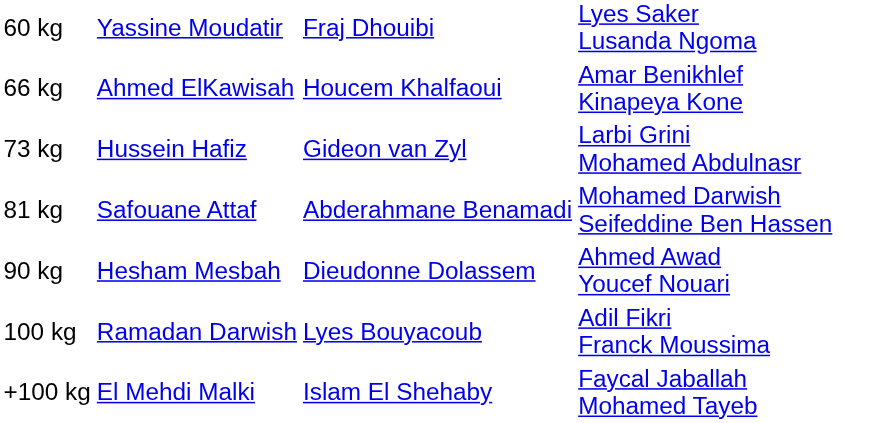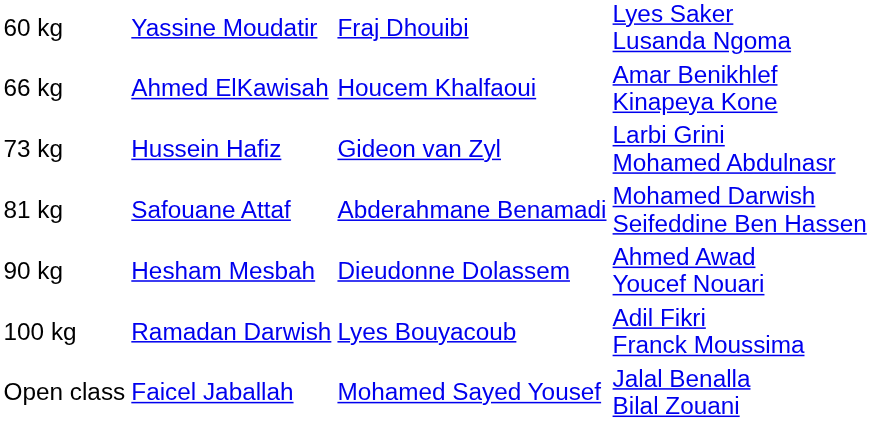- row: (47, 392)
+ row: (64, 392)
